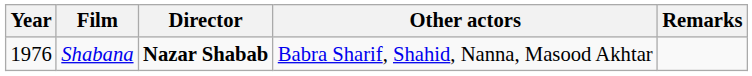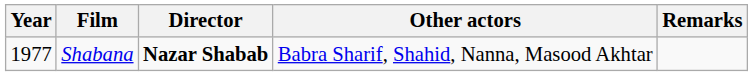(31, 53) 1976 -> (31, 53) 1977
